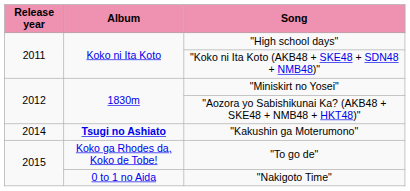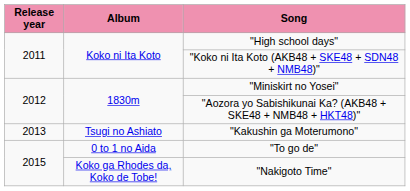(34, 132) 2014 -> (34, 132) 2013
(124, 132) bold -> (123, 132) normal
(124, 154) Koko ga Rhodes da, Koko de Tobe! -> (123, 148) 0 to 1 no Aida
(124, 177) 0 to 1 no Aida -> (123, 171) Koko ga Rhodes da, Koko de Tobe!
